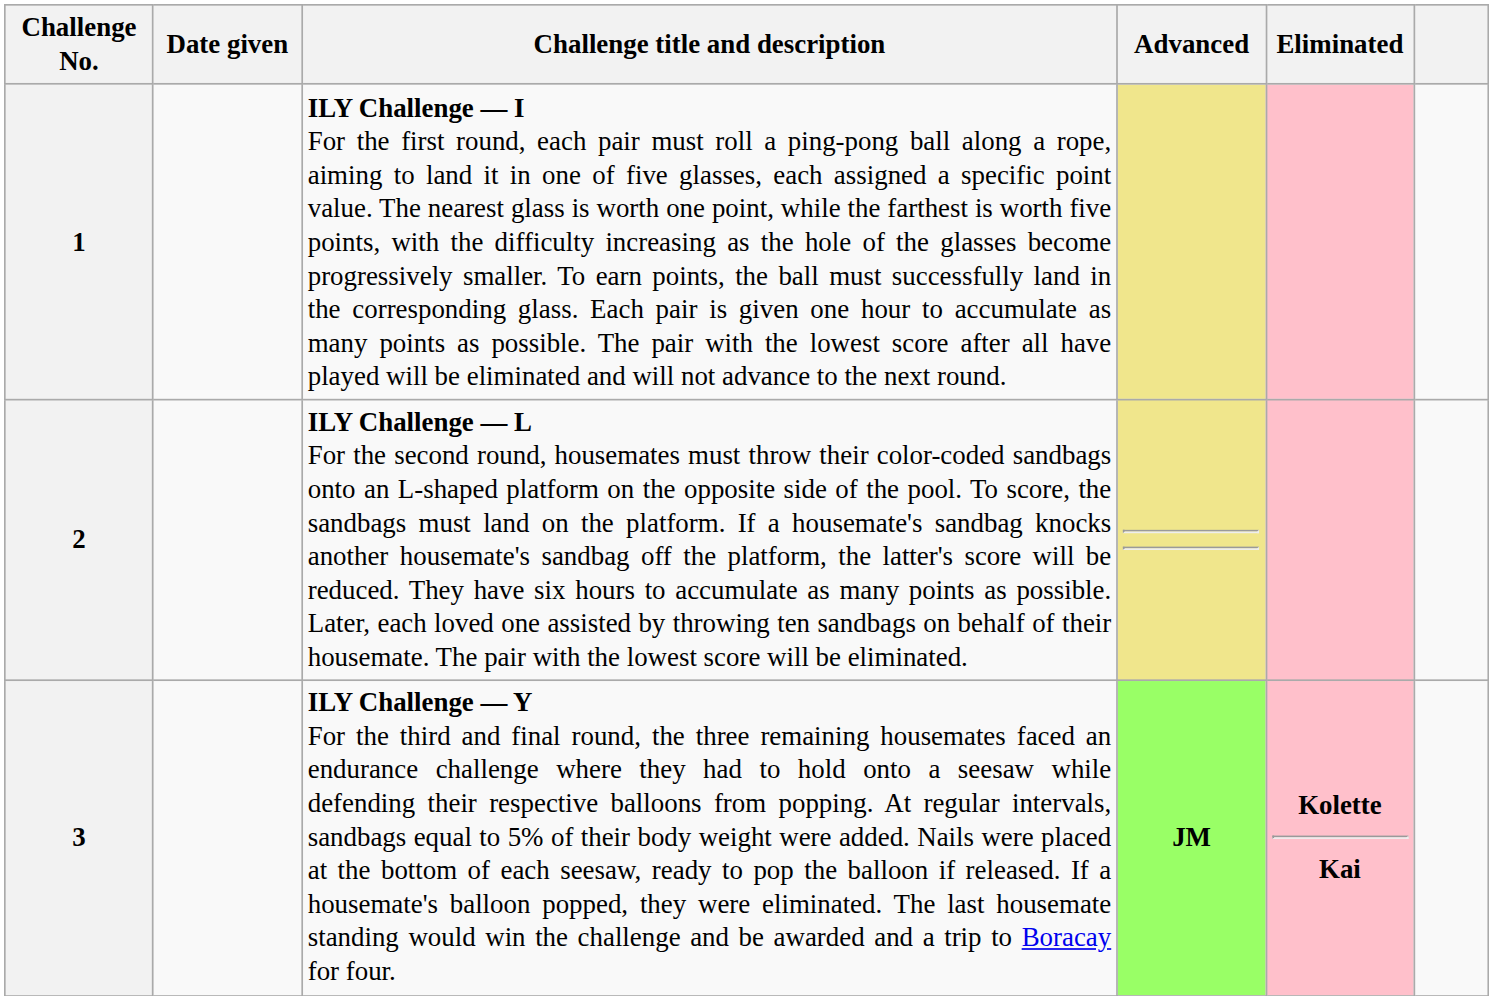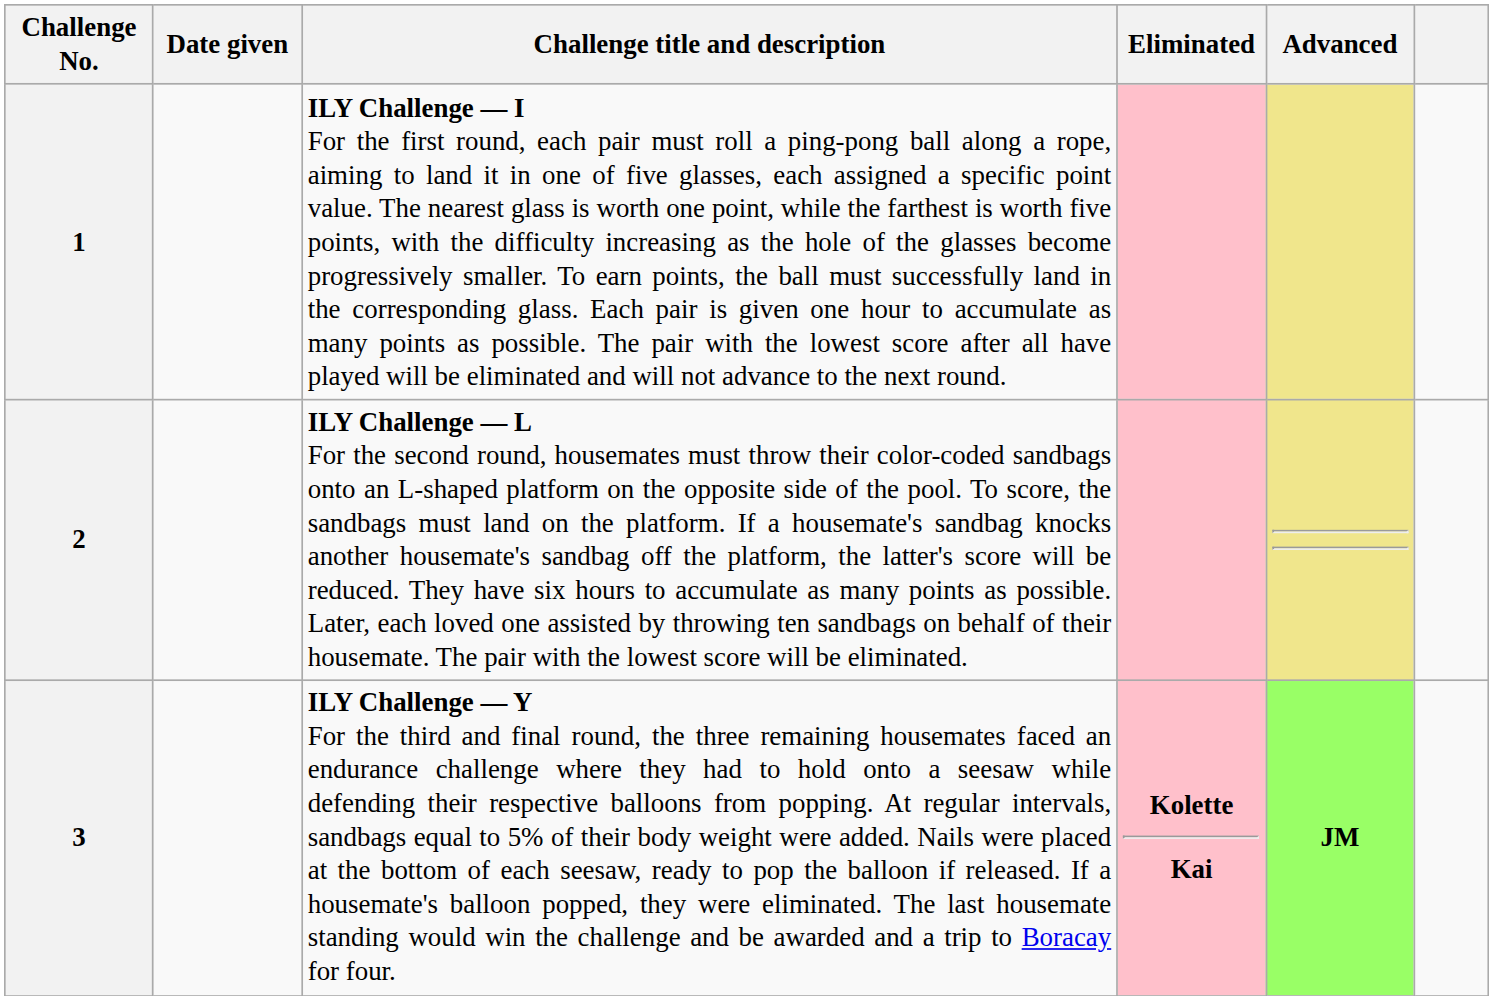columns swapped: (1192, 44) <-> (1340, 44)
